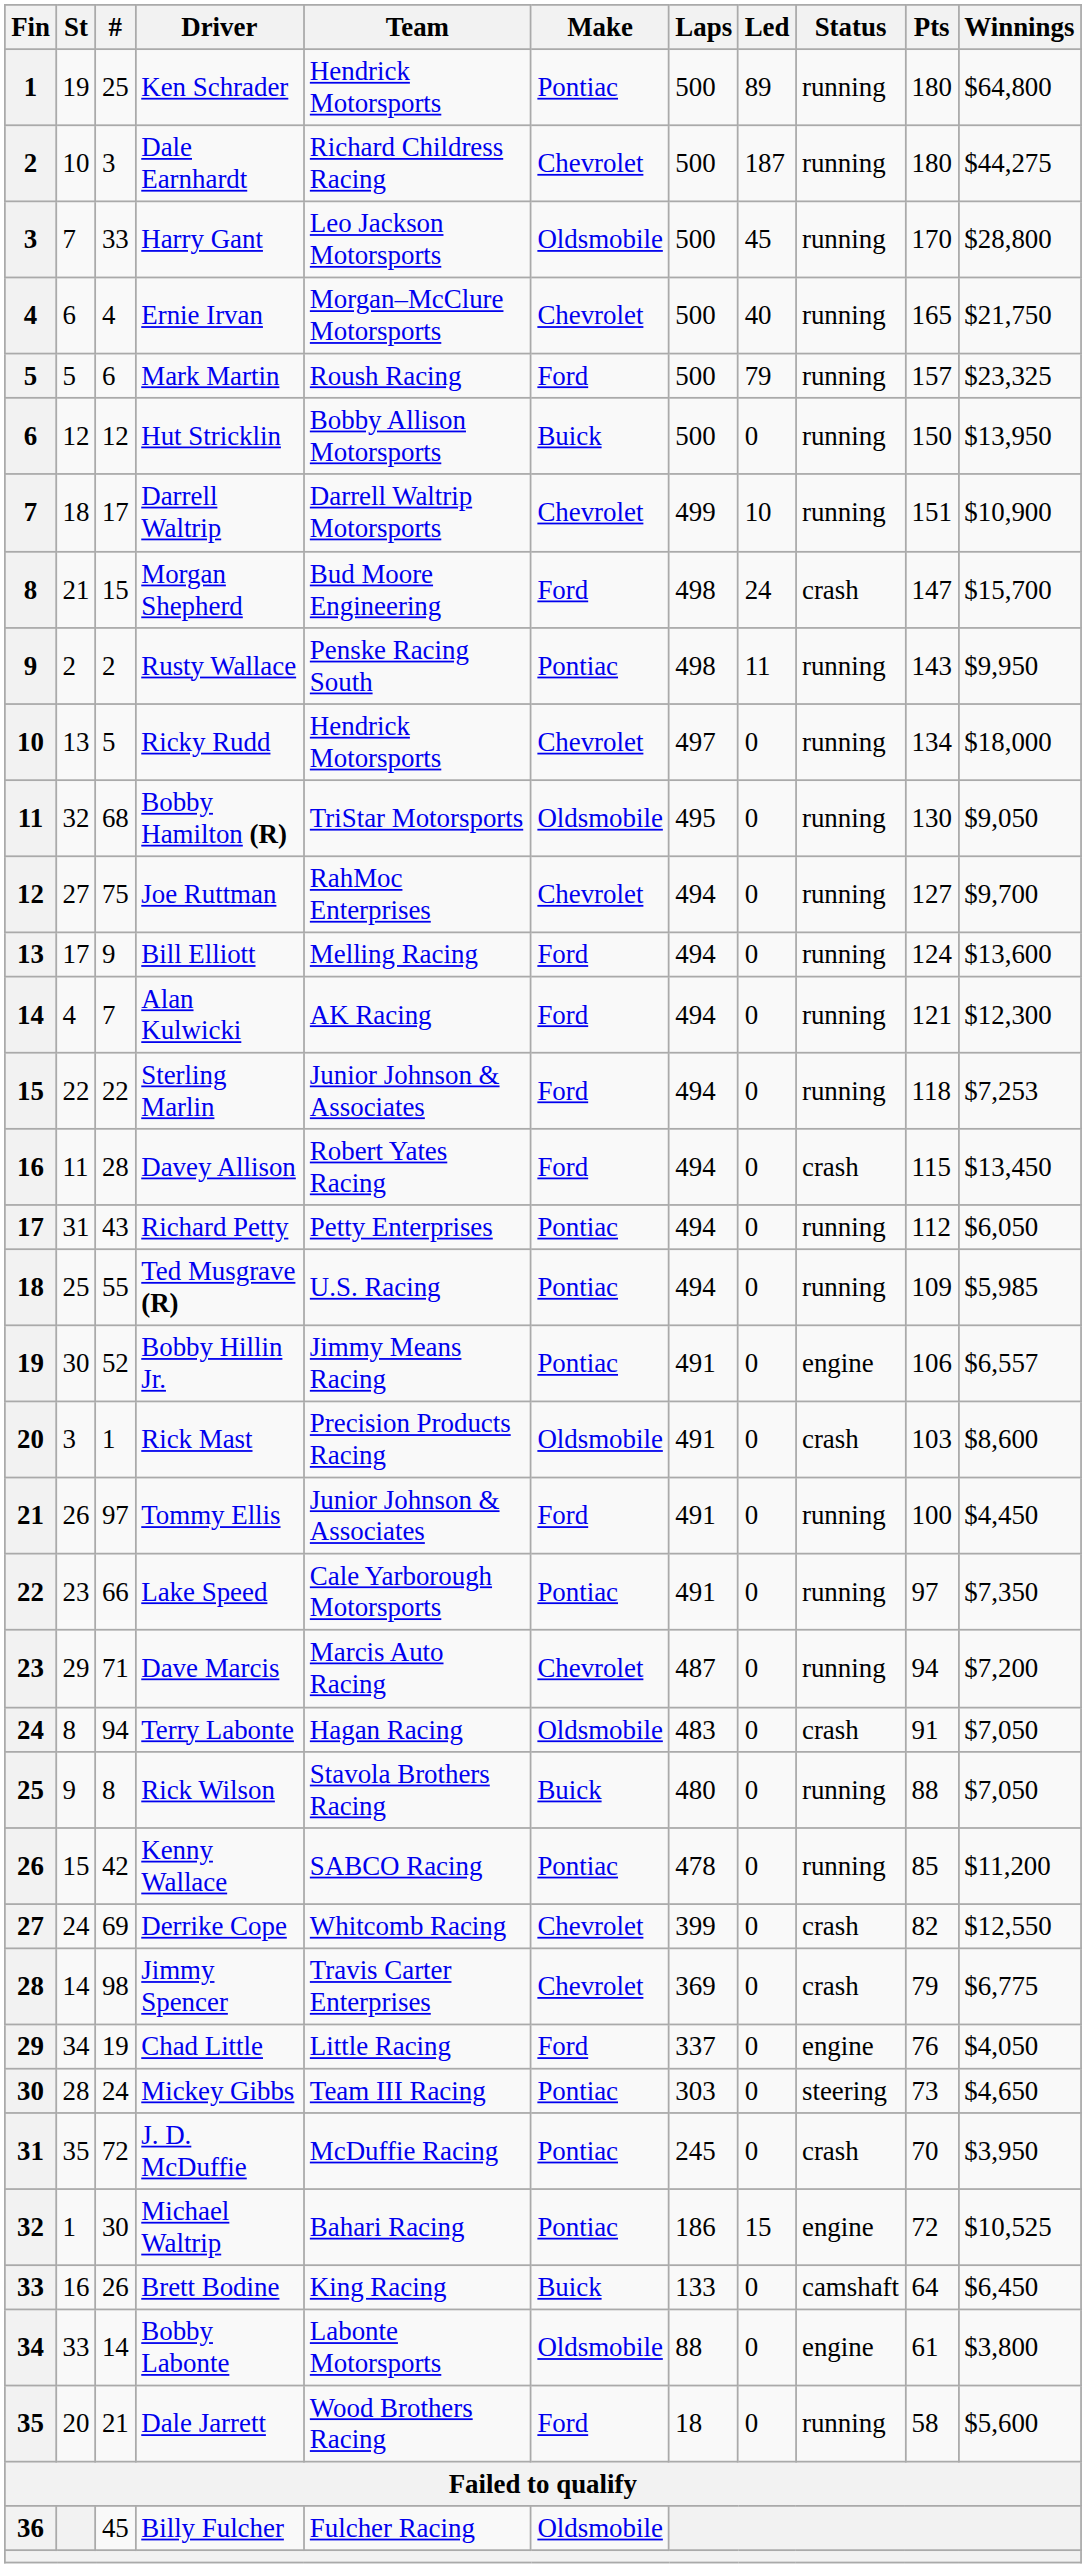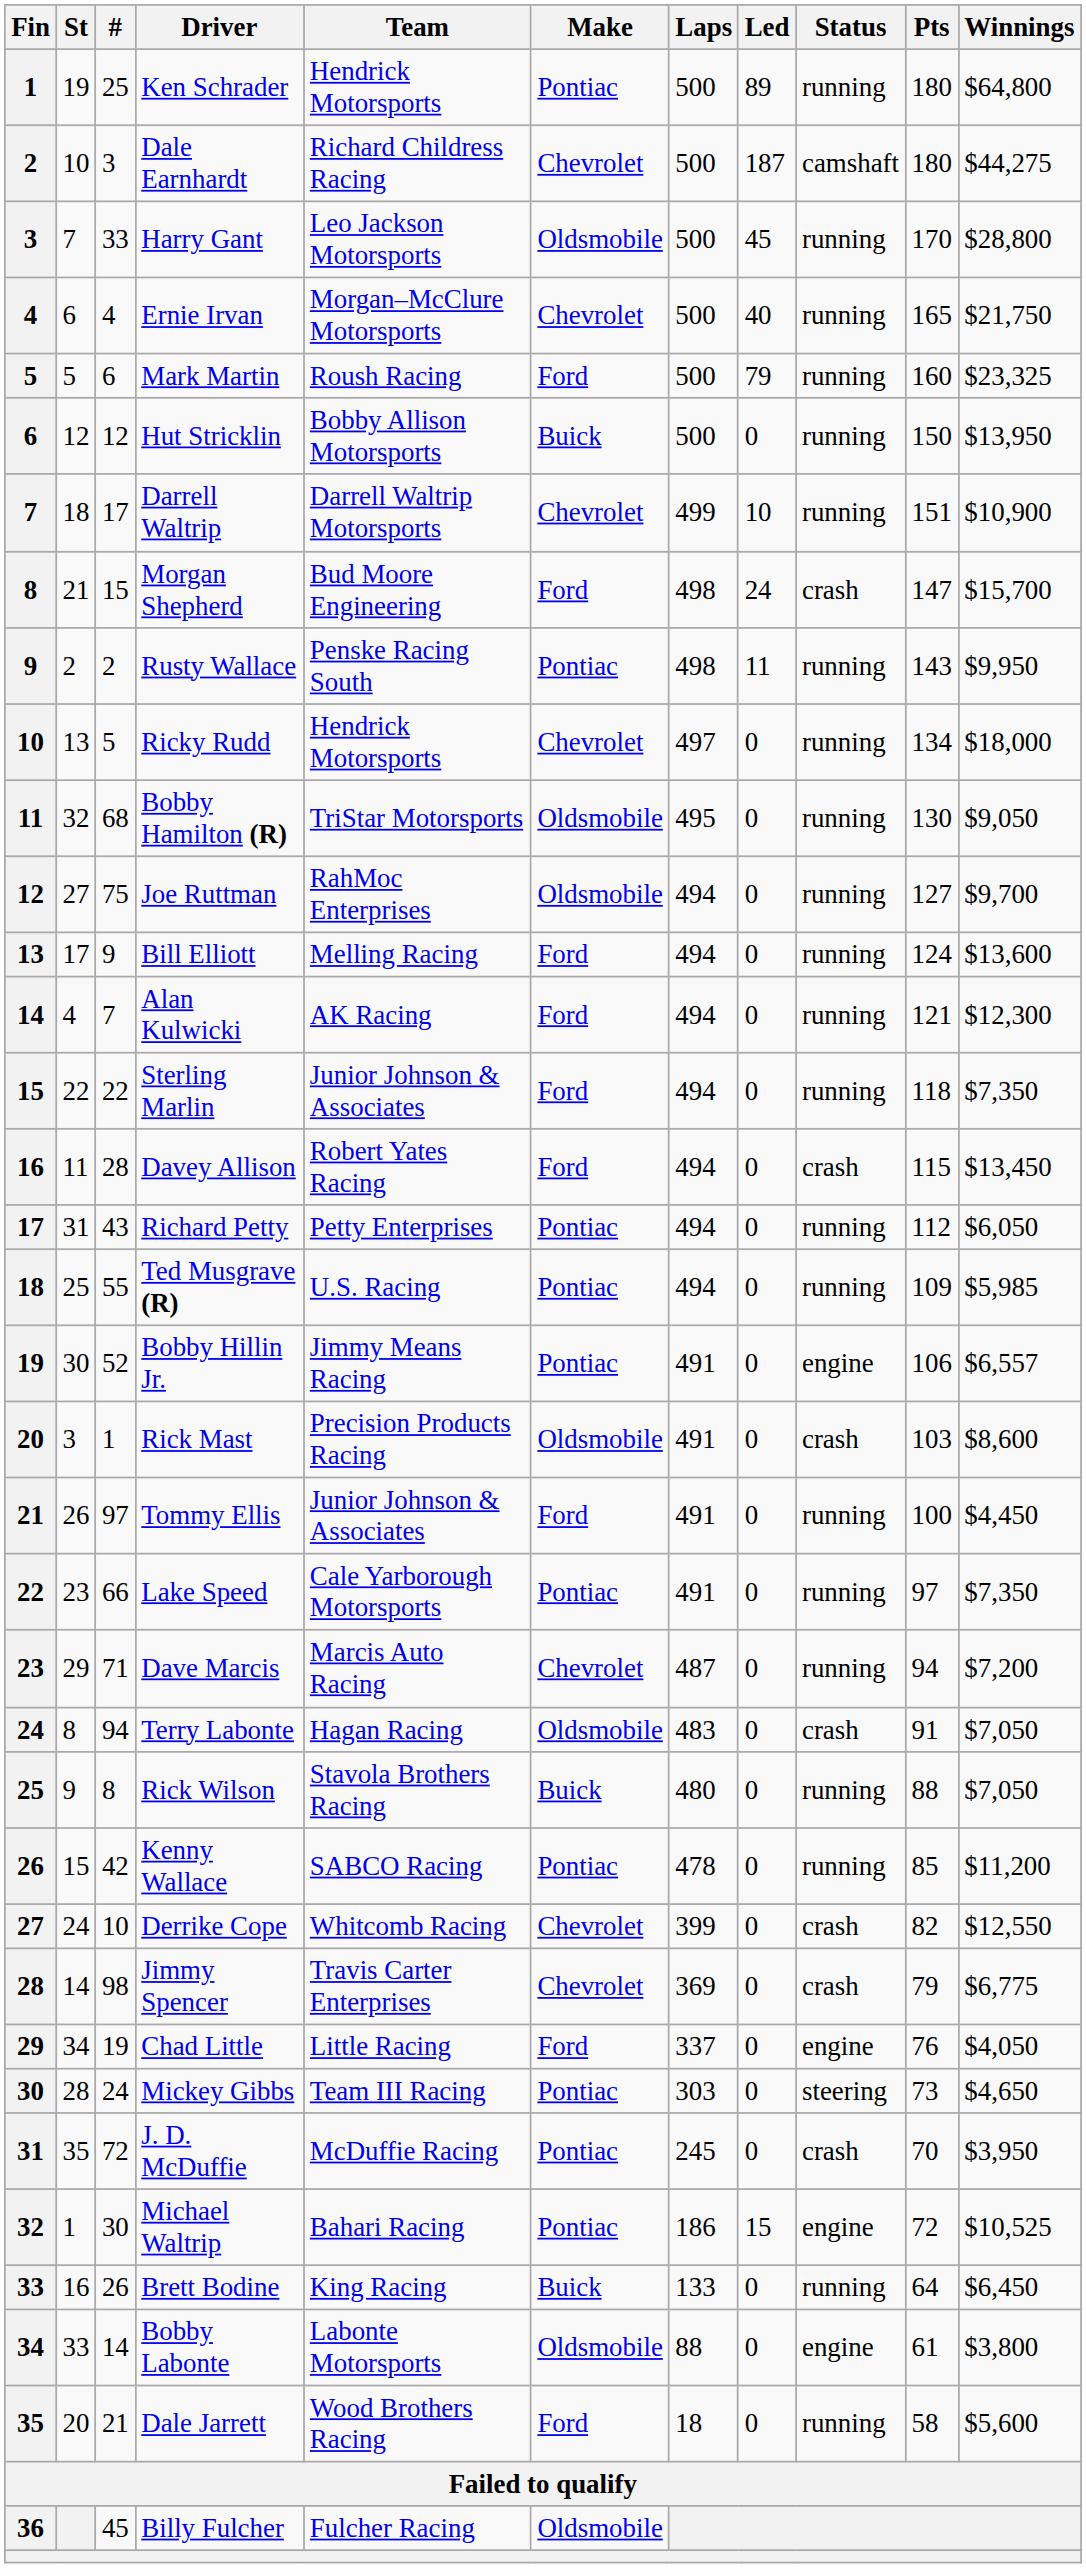(844, 163) running -> (850, 163) camshaft
(932, 376) 157 -> (932, 376) 160
(590, 893) Chevrolet -> (600, 893) Oldsmobile
(1001, 1090) $7,253 -> (1001, 1090) $7,350
(115, 1925) 69 -> (115, 1925) 10
(850, 2287) camshaft -> (844, 2287) running
